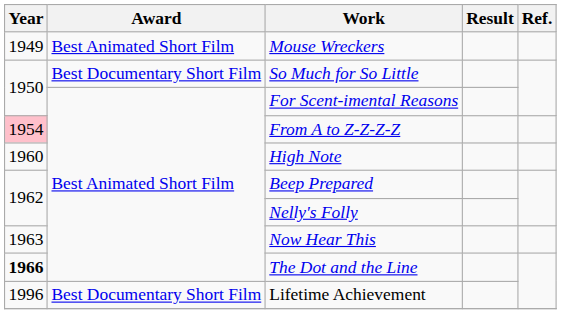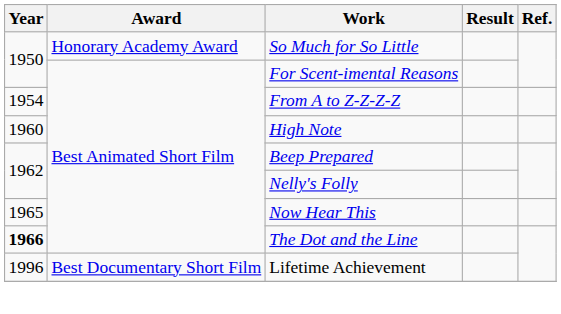- row: (327, 45)
(156, 73) Best Documentary Short Film -> (145, 45) Honorary Academy Award
(26, 128) pink background -> (26, 101) no background
(26, 239) 1963 -> (26, 211) 1965
